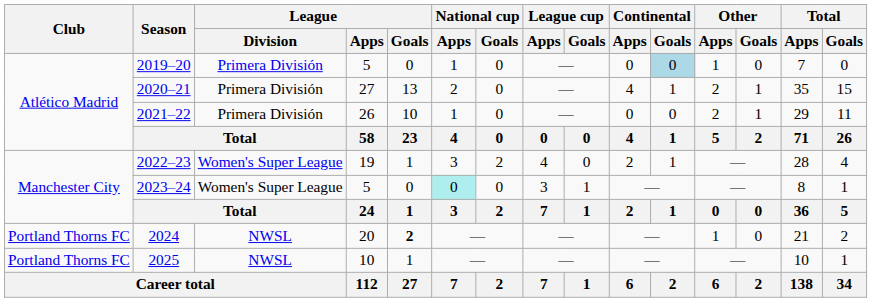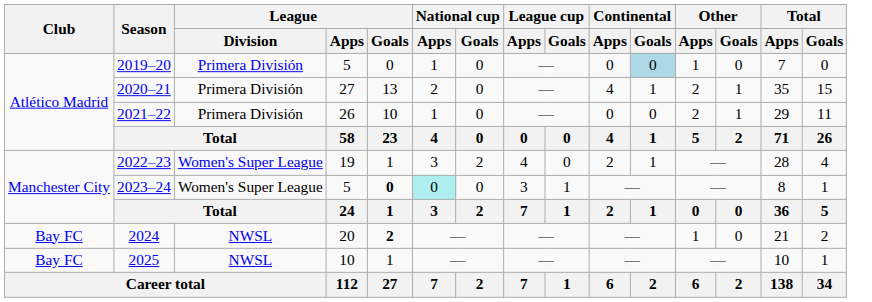(410, 187) normal -> (390, 187) bold
(69, 235) Portland Thorns FC -> (59, 235) Bay FC
(69, 260) Portland Thorns FC -> (59, 260) Bay FC
